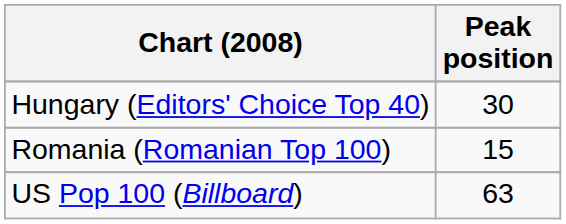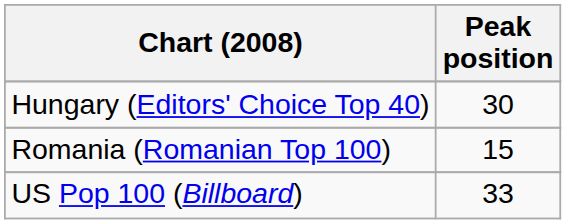(498, 194) 63 -> (498, 194) 33
